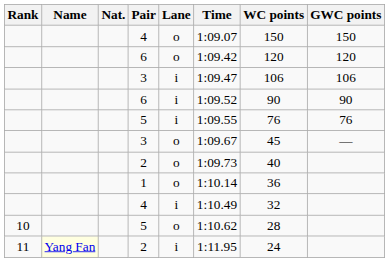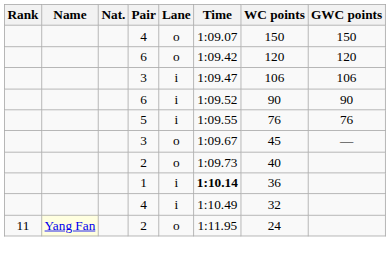(176, 183) o -> (176, 183) i
(217, 183) normal -> (217, 183) bold
- row: (23, 225)
(176, 246) i -> (176, 225) o
